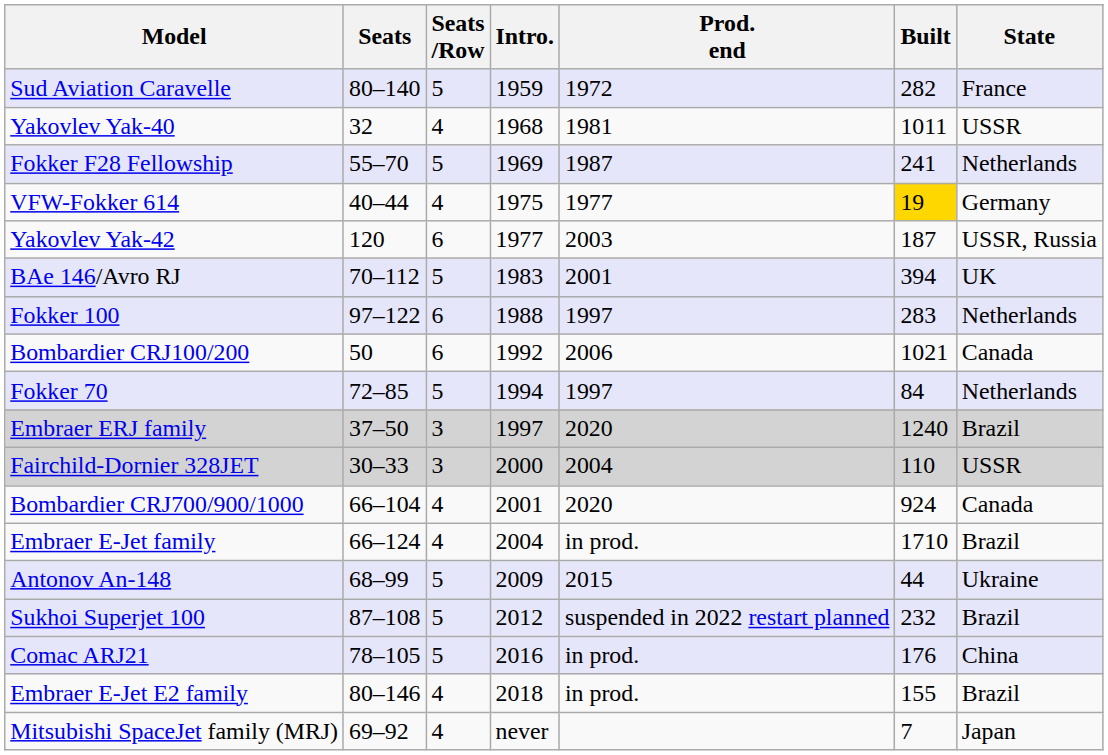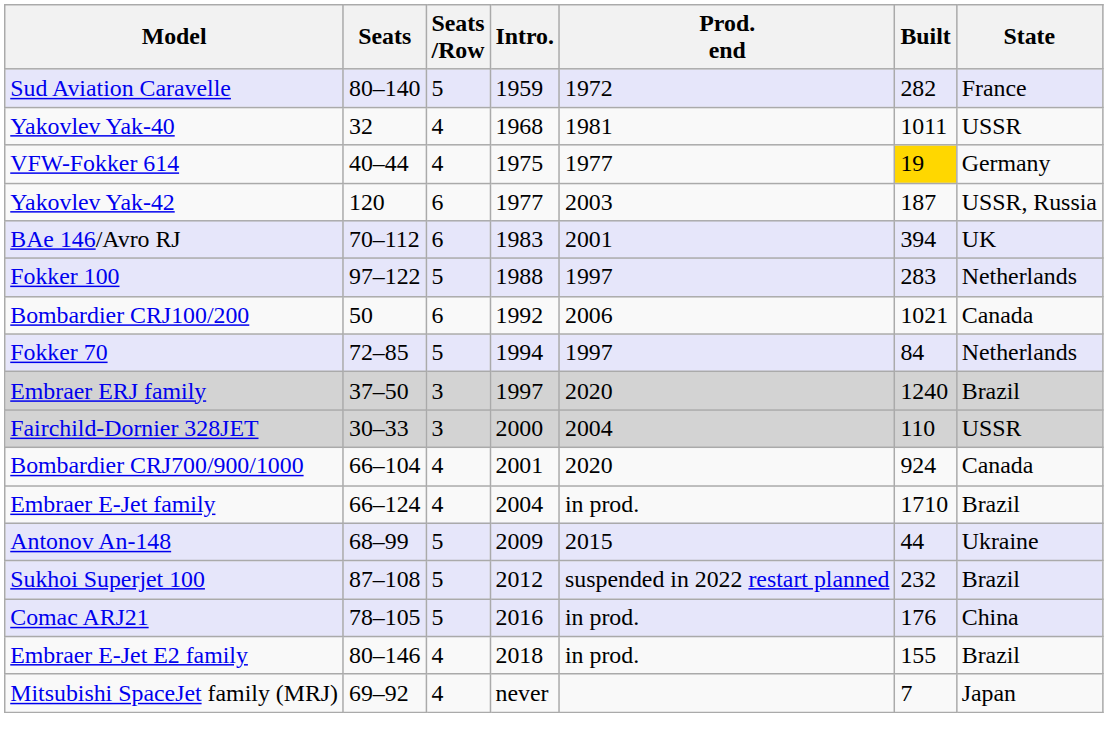- row: (122, 163)
(437, 277) 5 -> (437, 239) 6
(437, 314) 6 -> (437, 277) 5
